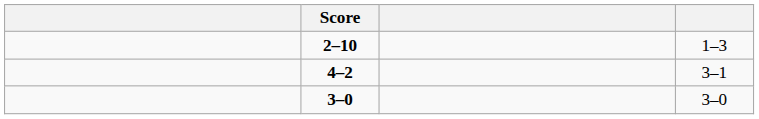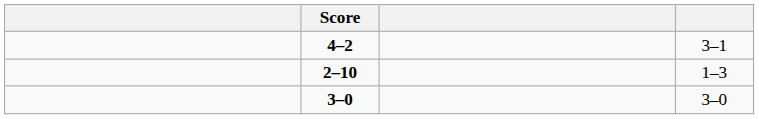rows swapped: (340, 45) <-> (340, 72)
